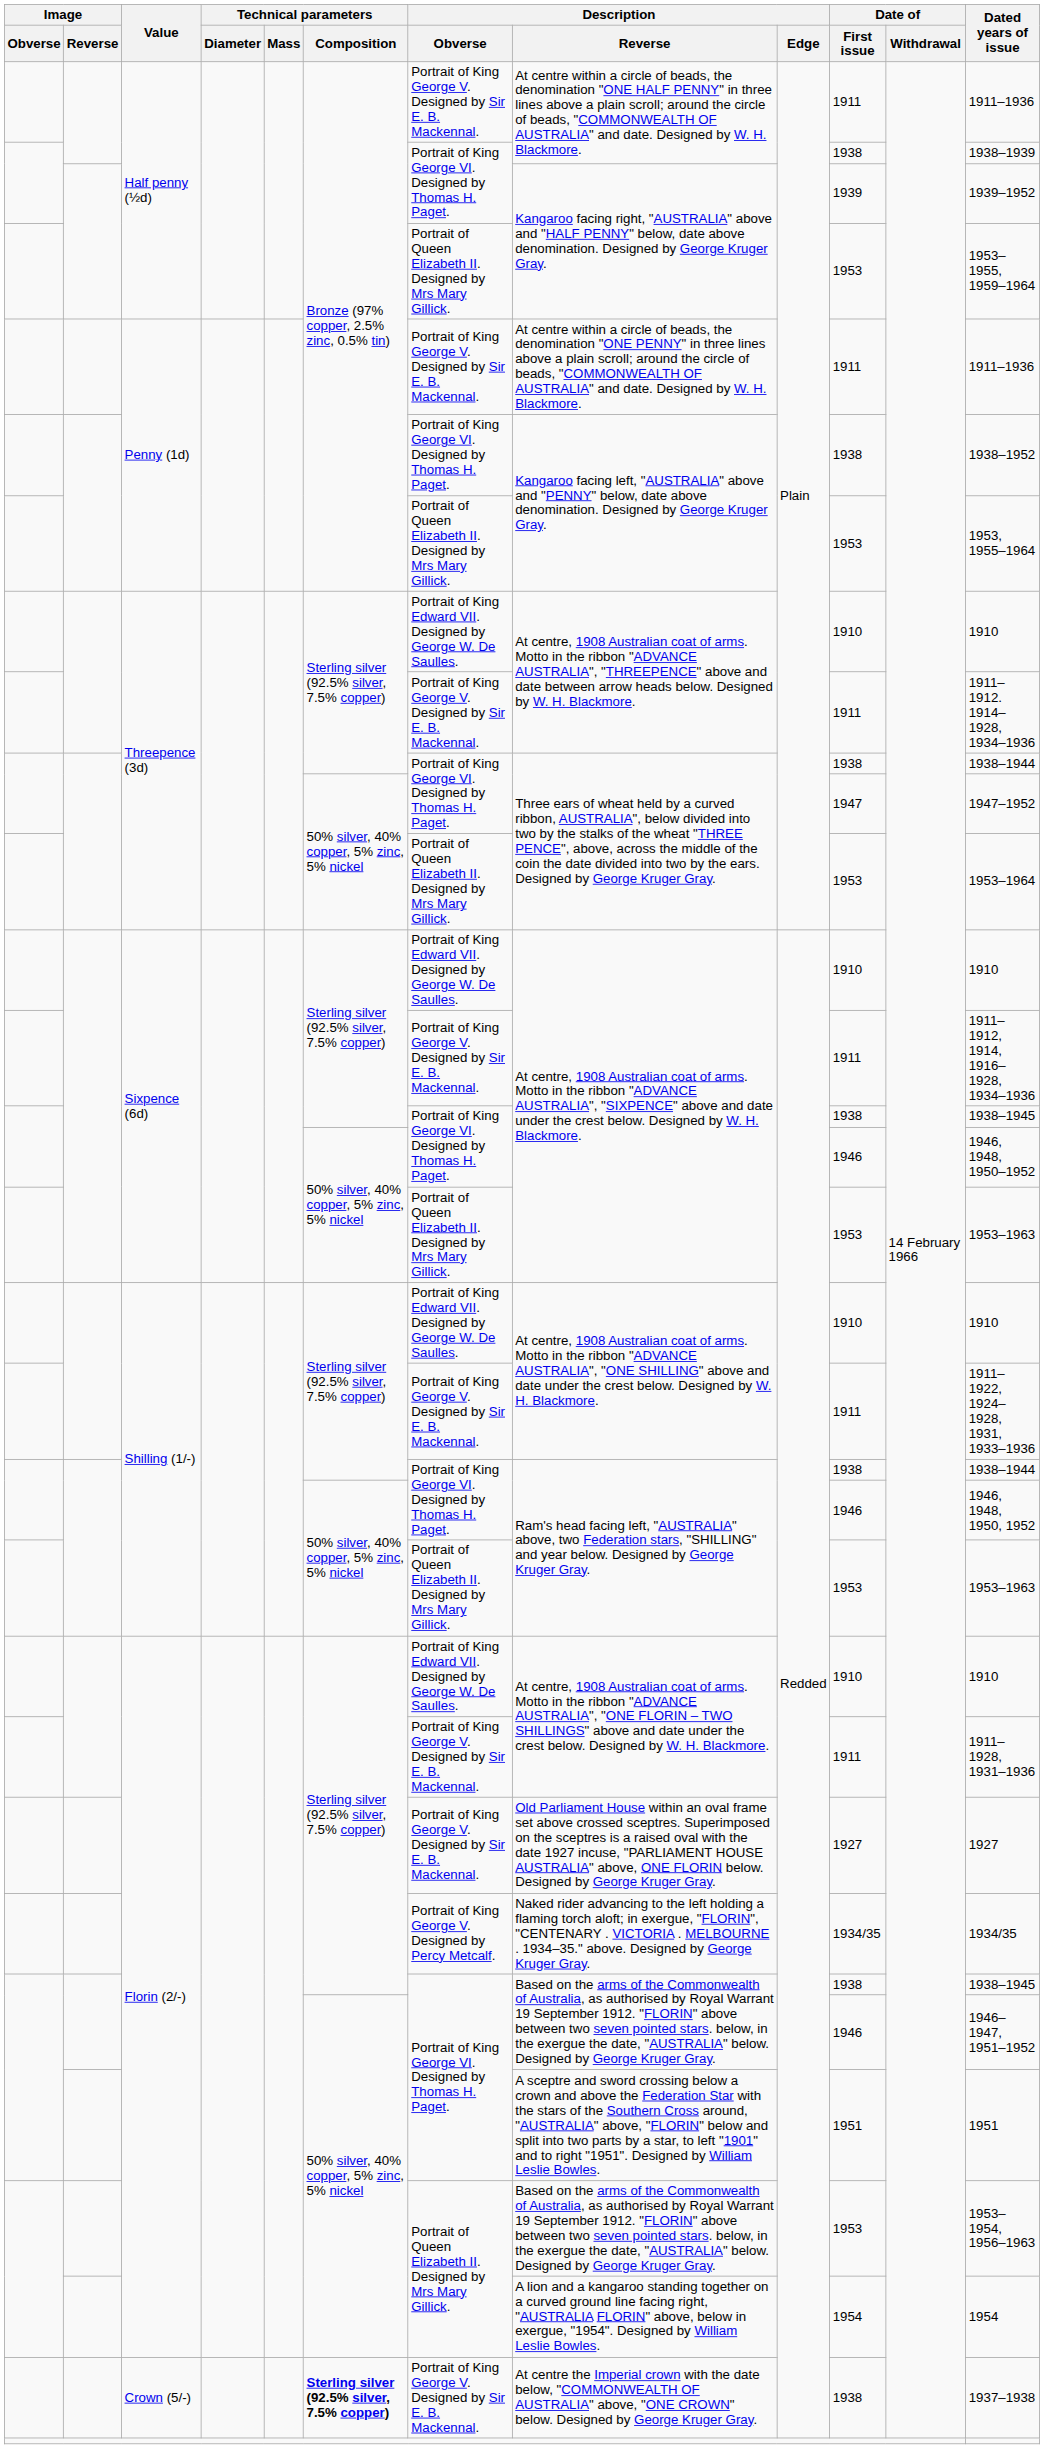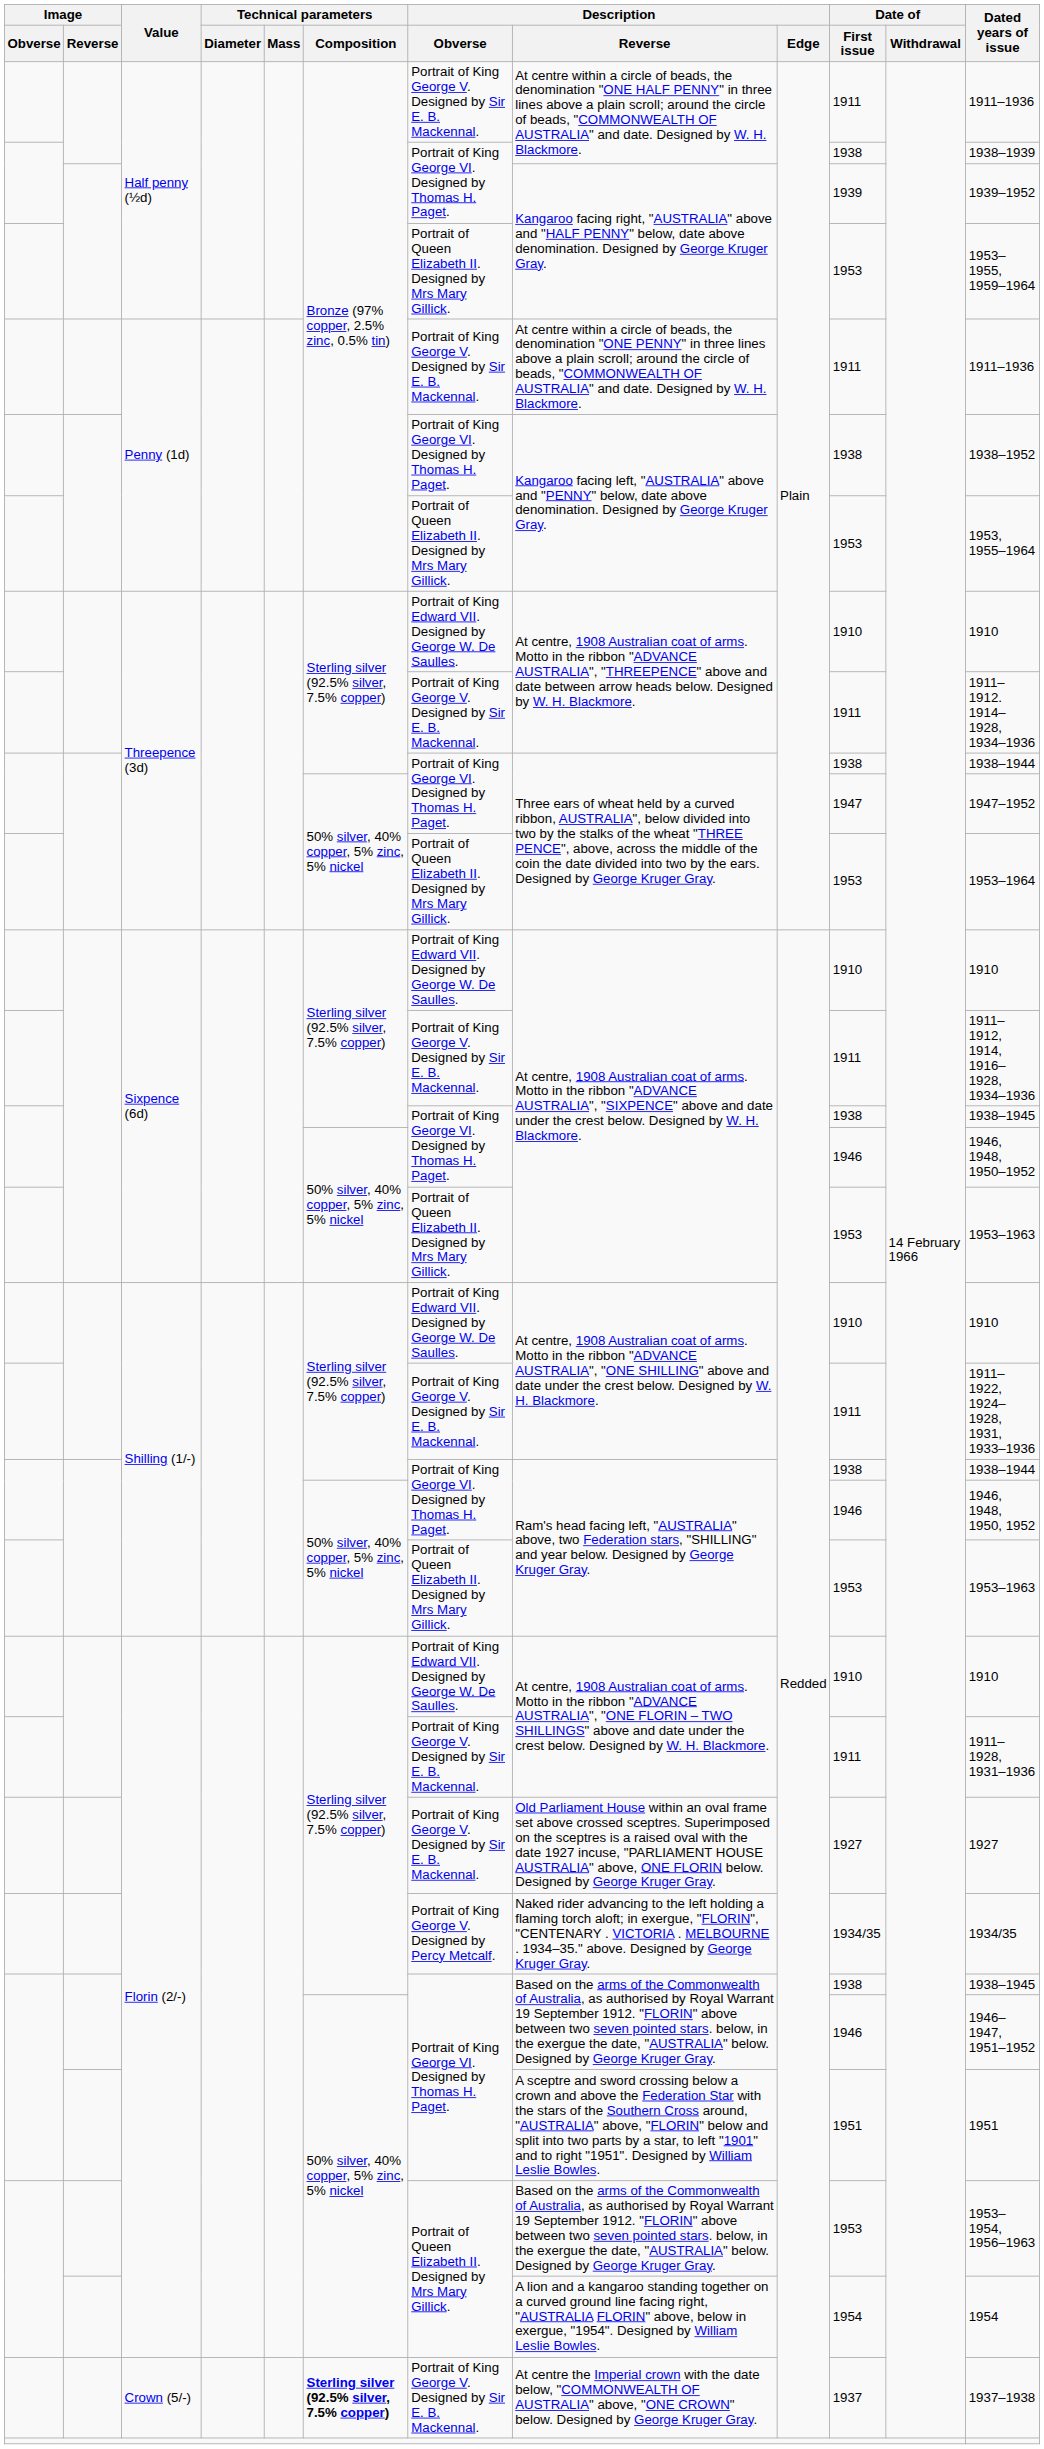(847, 2397) 1938 -> (847, 2397) 1937
